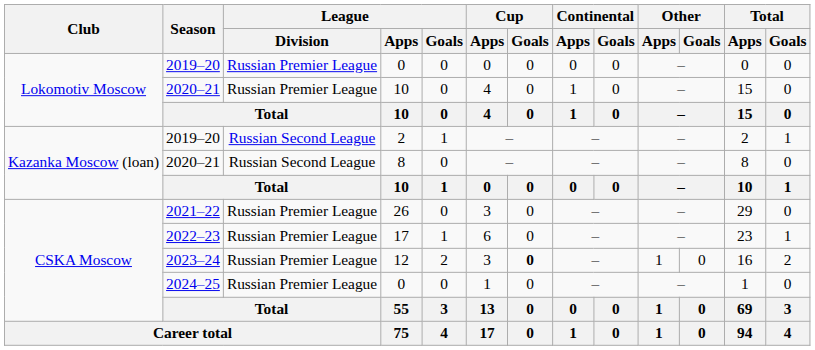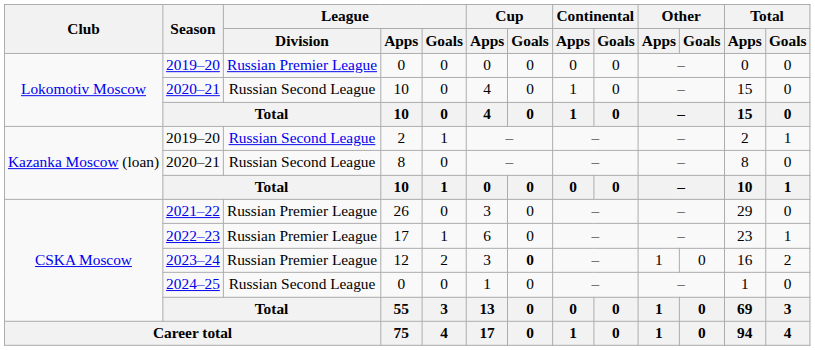(302, 89) Russian Premier League -> (302, 89) Russian Second League
(302, 284) Russian Premier League -> (302, 284) Russian Second League
